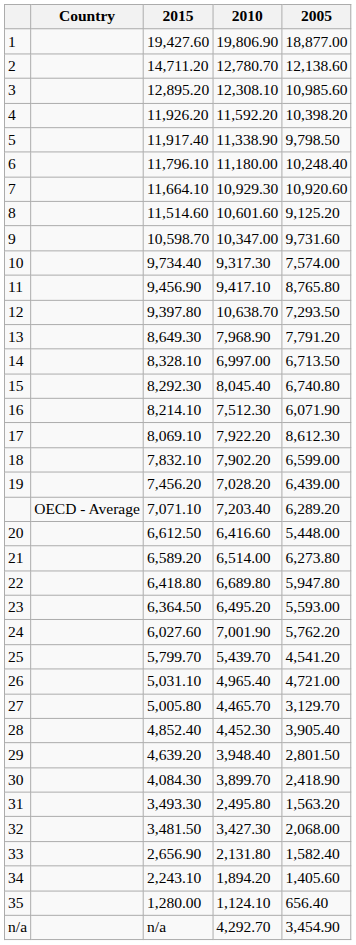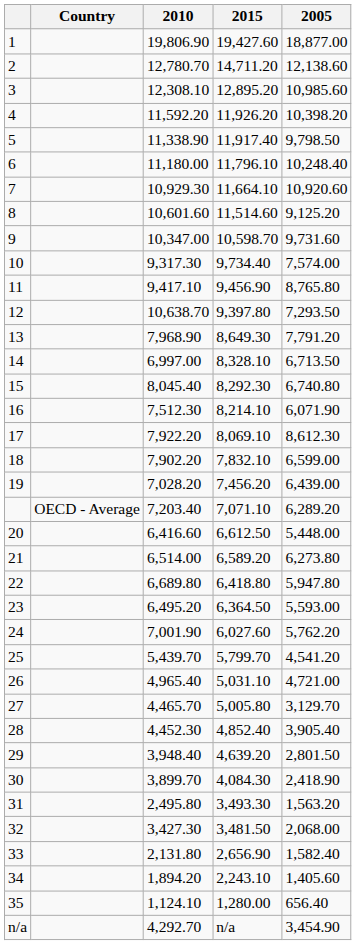columns swapped: (178, 16) <-> (247, 16)
